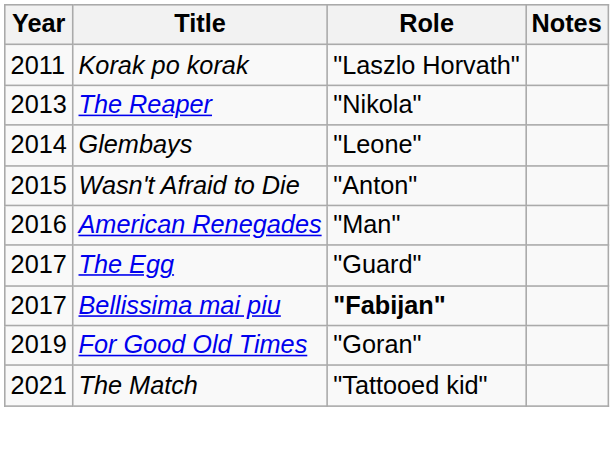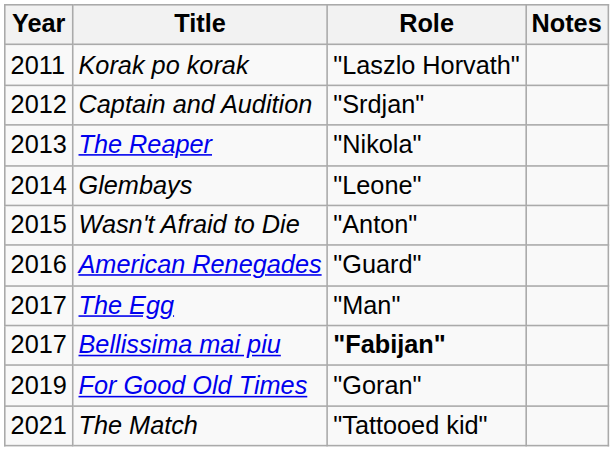+ row: (195, 104)
(367, 225) "Man" -> (377, 265) "Guard"
(377, 265) "Guard" -> (367, 305) "Man"
